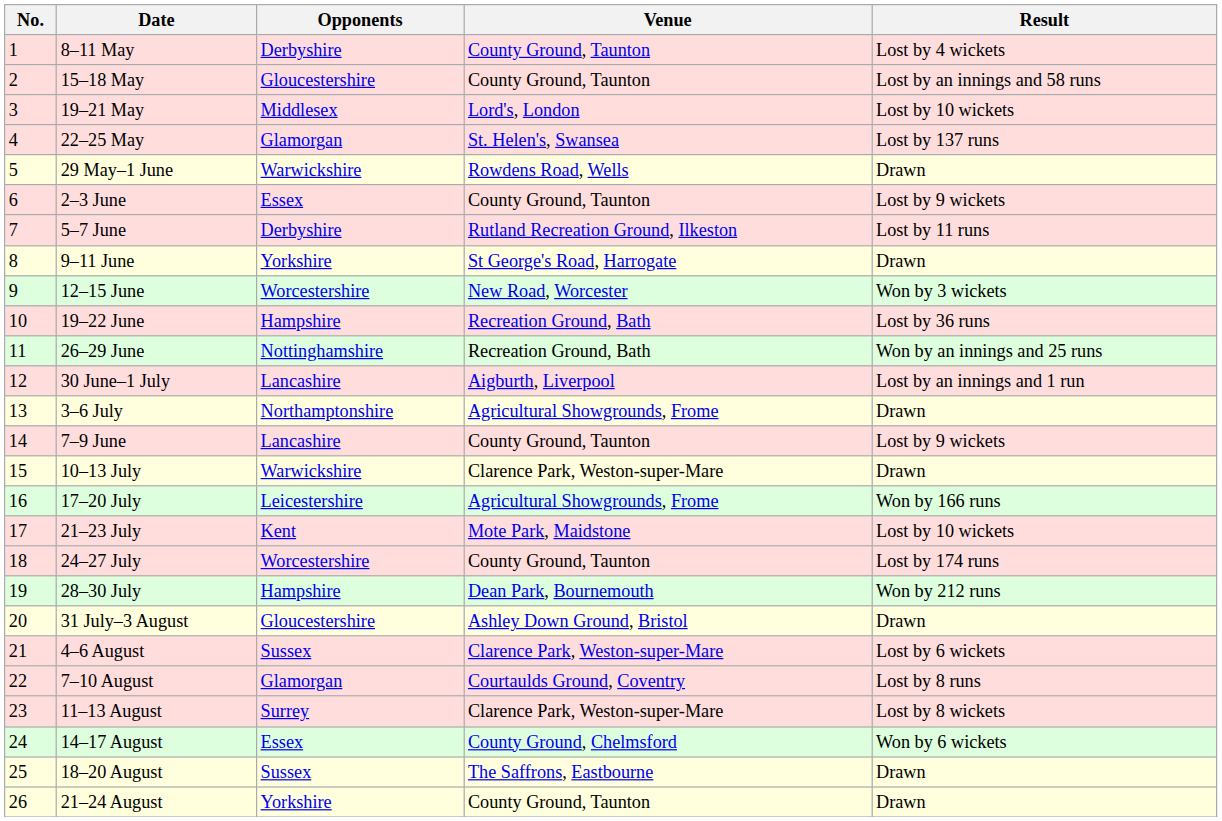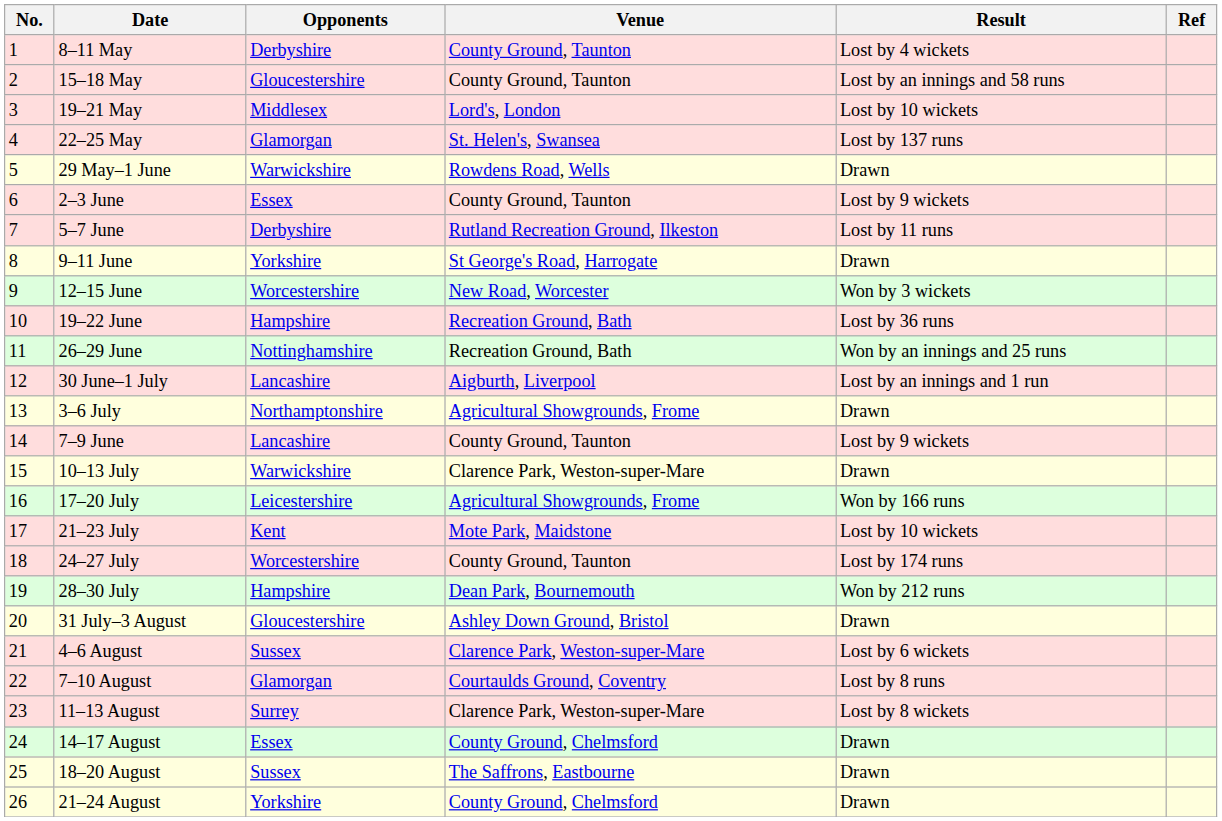+ column: (1192, 19)
(941, 741) Won by 6 wickets -> (865, 741) Drawn
(559, 801) County Ground, Taunton -> (553, 801) County Ground, Chelmsford
